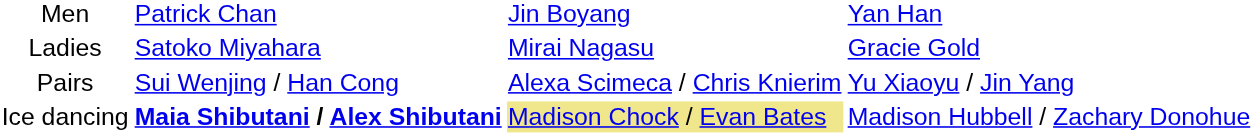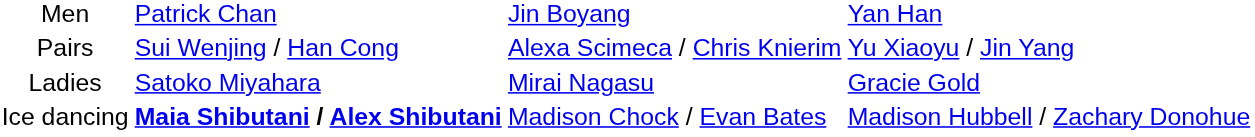rows swapped: (65, 48) <-> (65, 82)
(667, 116) khaki background -> (667, 116) no background
